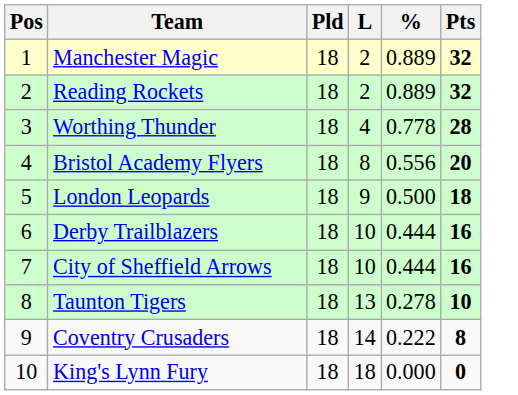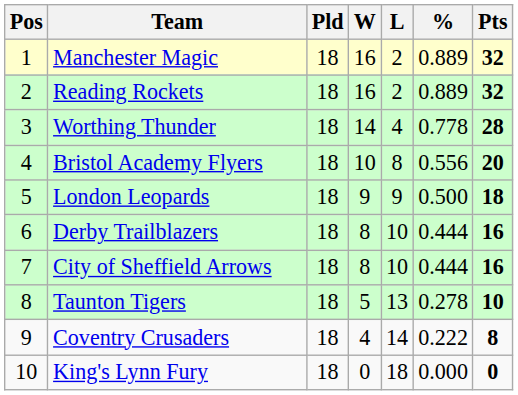+ column: (365, 22)
